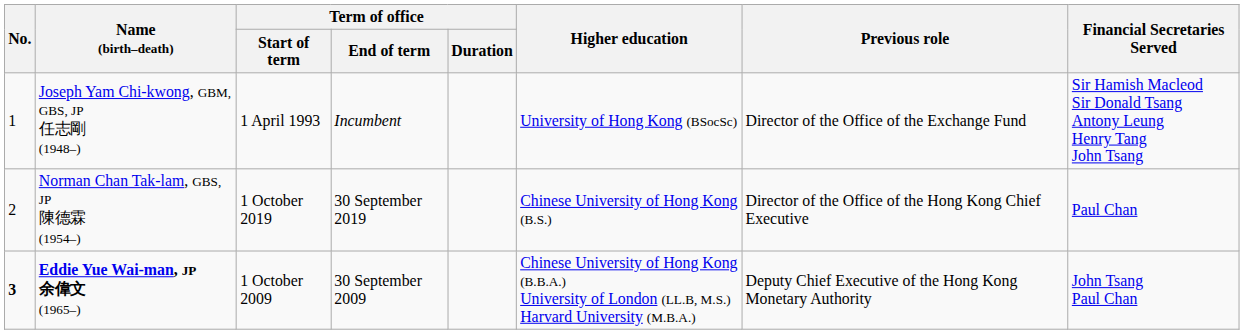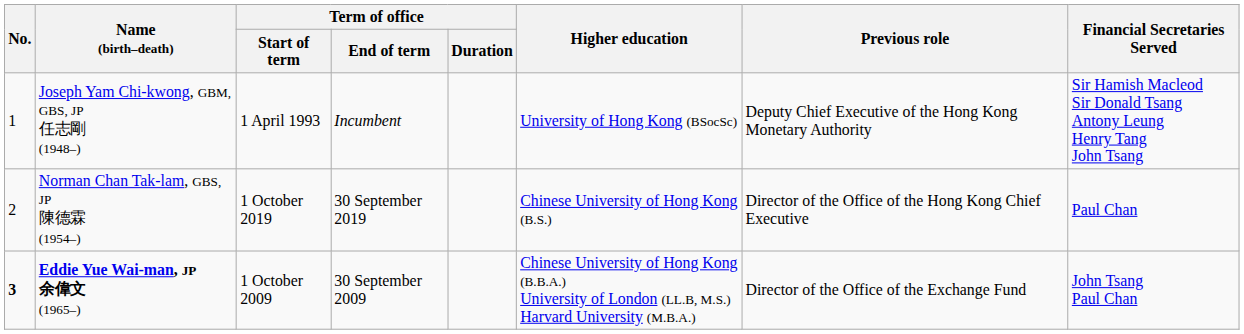(886, 120) Director of the Office of the Exchange Fund -> (881, 120) Deputy Chief Executive of the Hong Kong Monetary Authority
(881, 289) Deputy Chief Executive of the Hong Kong Monetary Authority -> (886, 289) Director of the Office of the Exchange Fund
